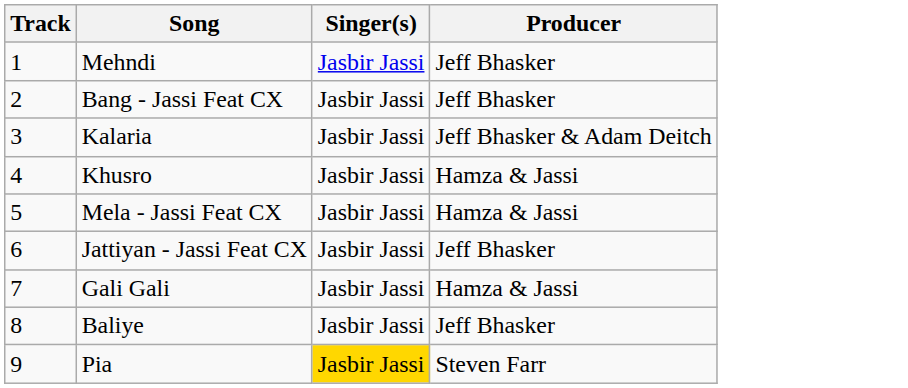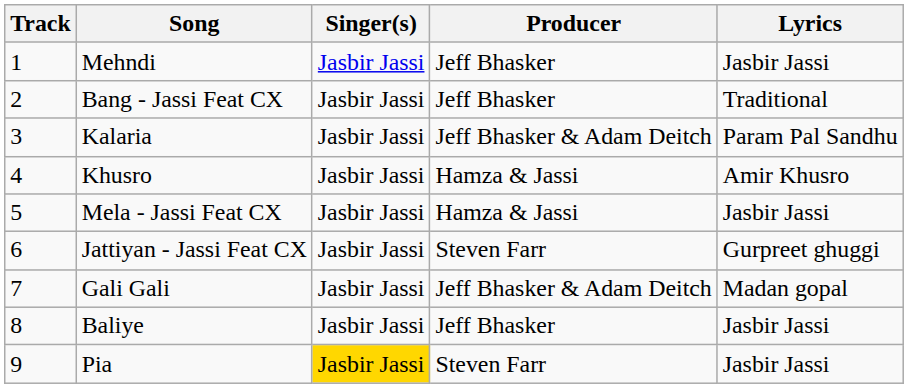+ column: (810, 23)
(495, 250) Jeff Bhasker -> (491, 250) Steven Farr
(507, 288) Hamza & Jassi -> (574, 288) Jeff Bhasker & Adam Deitch
